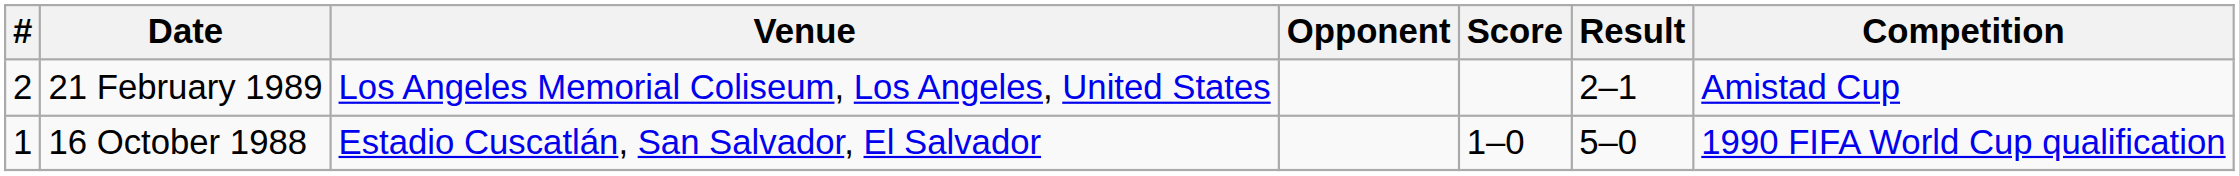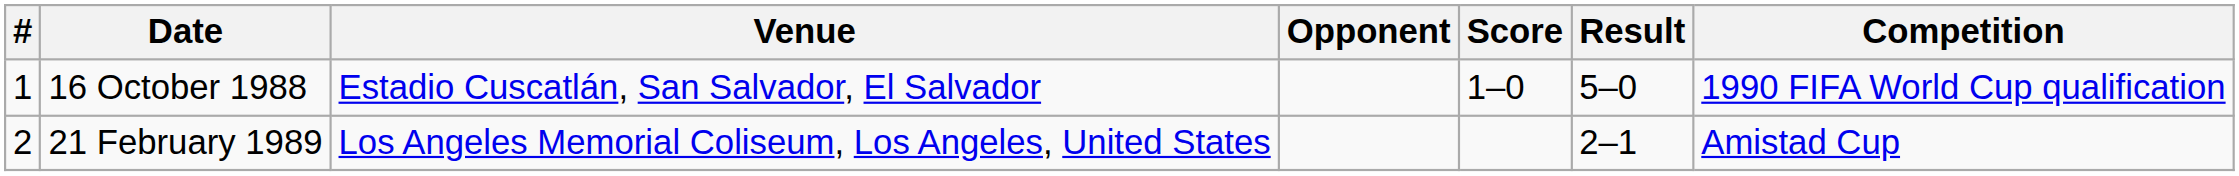rows swapped: (178, 142) <-> (185, 87)
